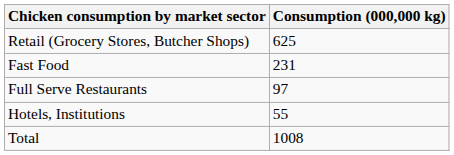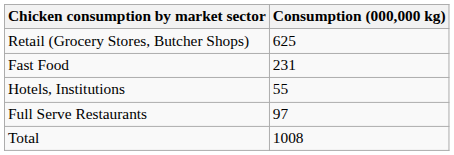rows swapped: (78, 89) <-> (66, 114)
